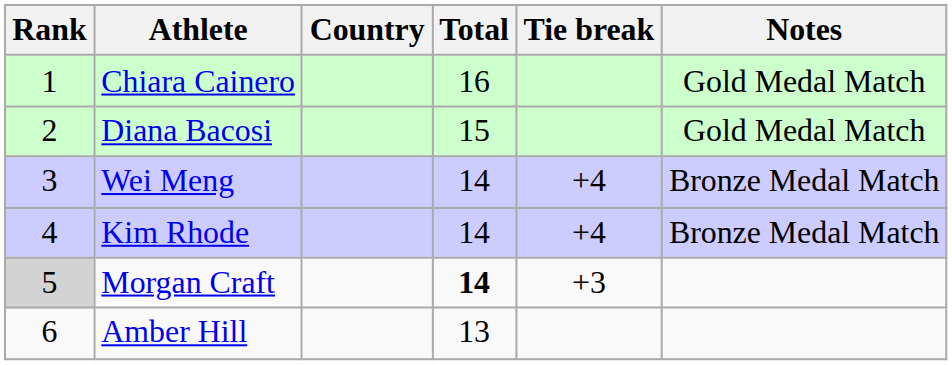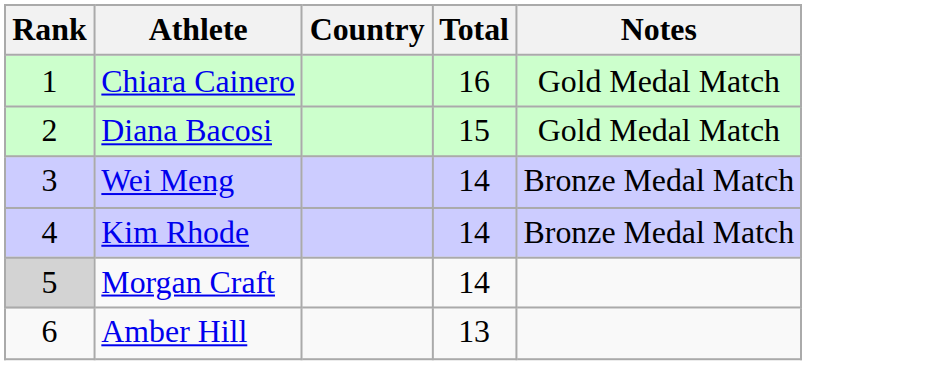- column: (589, 29)
(474, 282) bold -> (474, 282) normal
